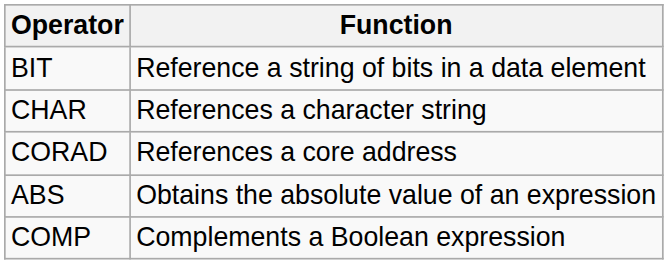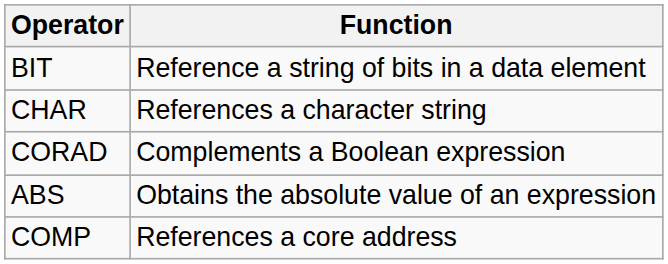(297, 152) References a core address -> (351, 152) Complements a Boolean expression
(351, 237) Complements a Boolean expression -> (297, 237) References a core address
